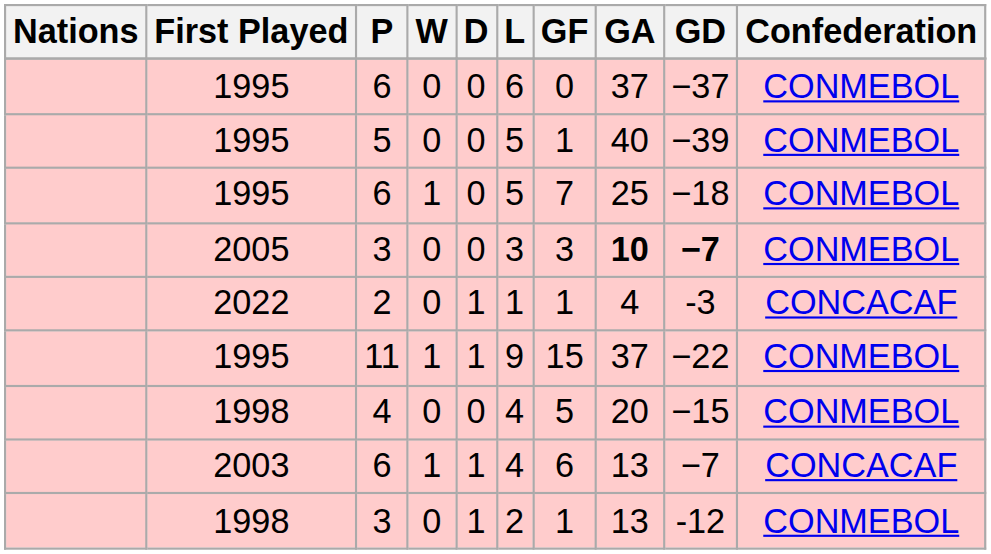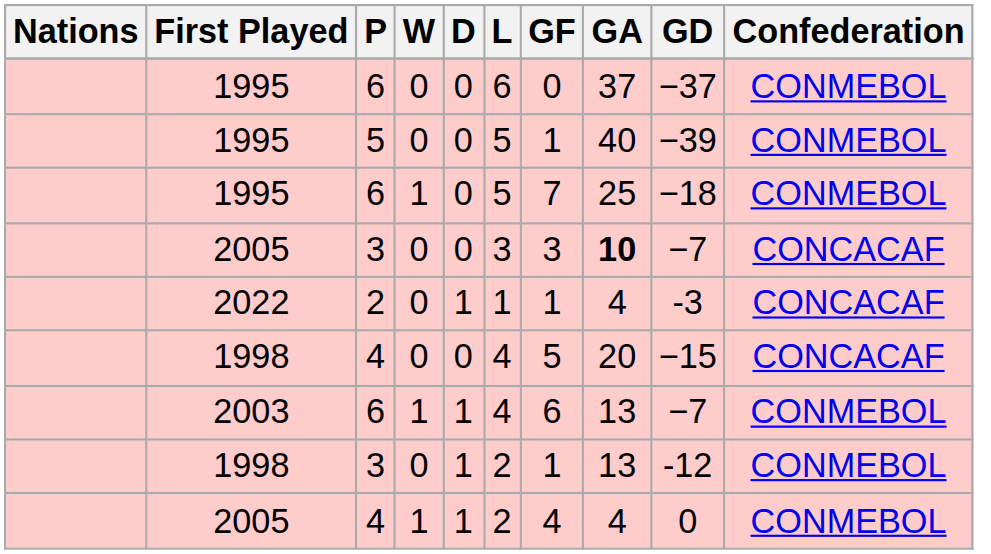(700, 248) bold -> (688, 248) normal
(861, 248) CONMEBOL -> (849, 248) CONCACAF
- row: (251, 357)
(861, 411) CONMEBOL -> (849, 357) CONCACAF
(861, 466) CONCACAF -> (849, 411) CONMEBOL
+ row: (251, 520)
